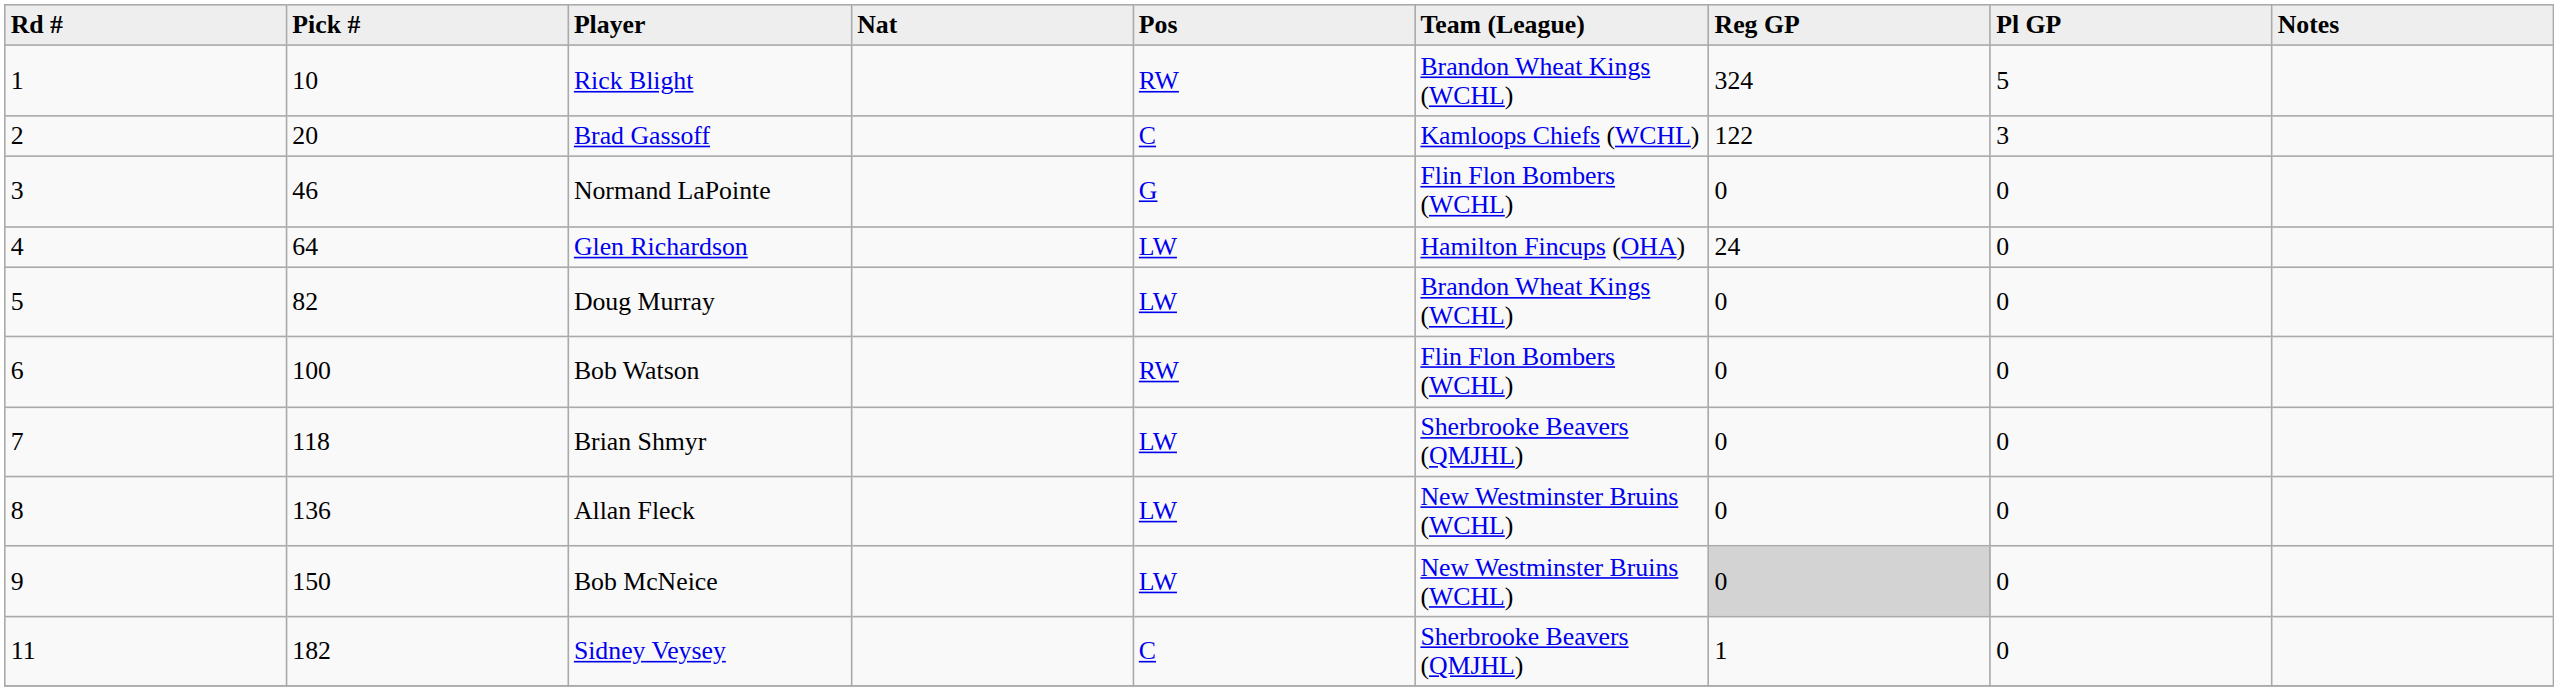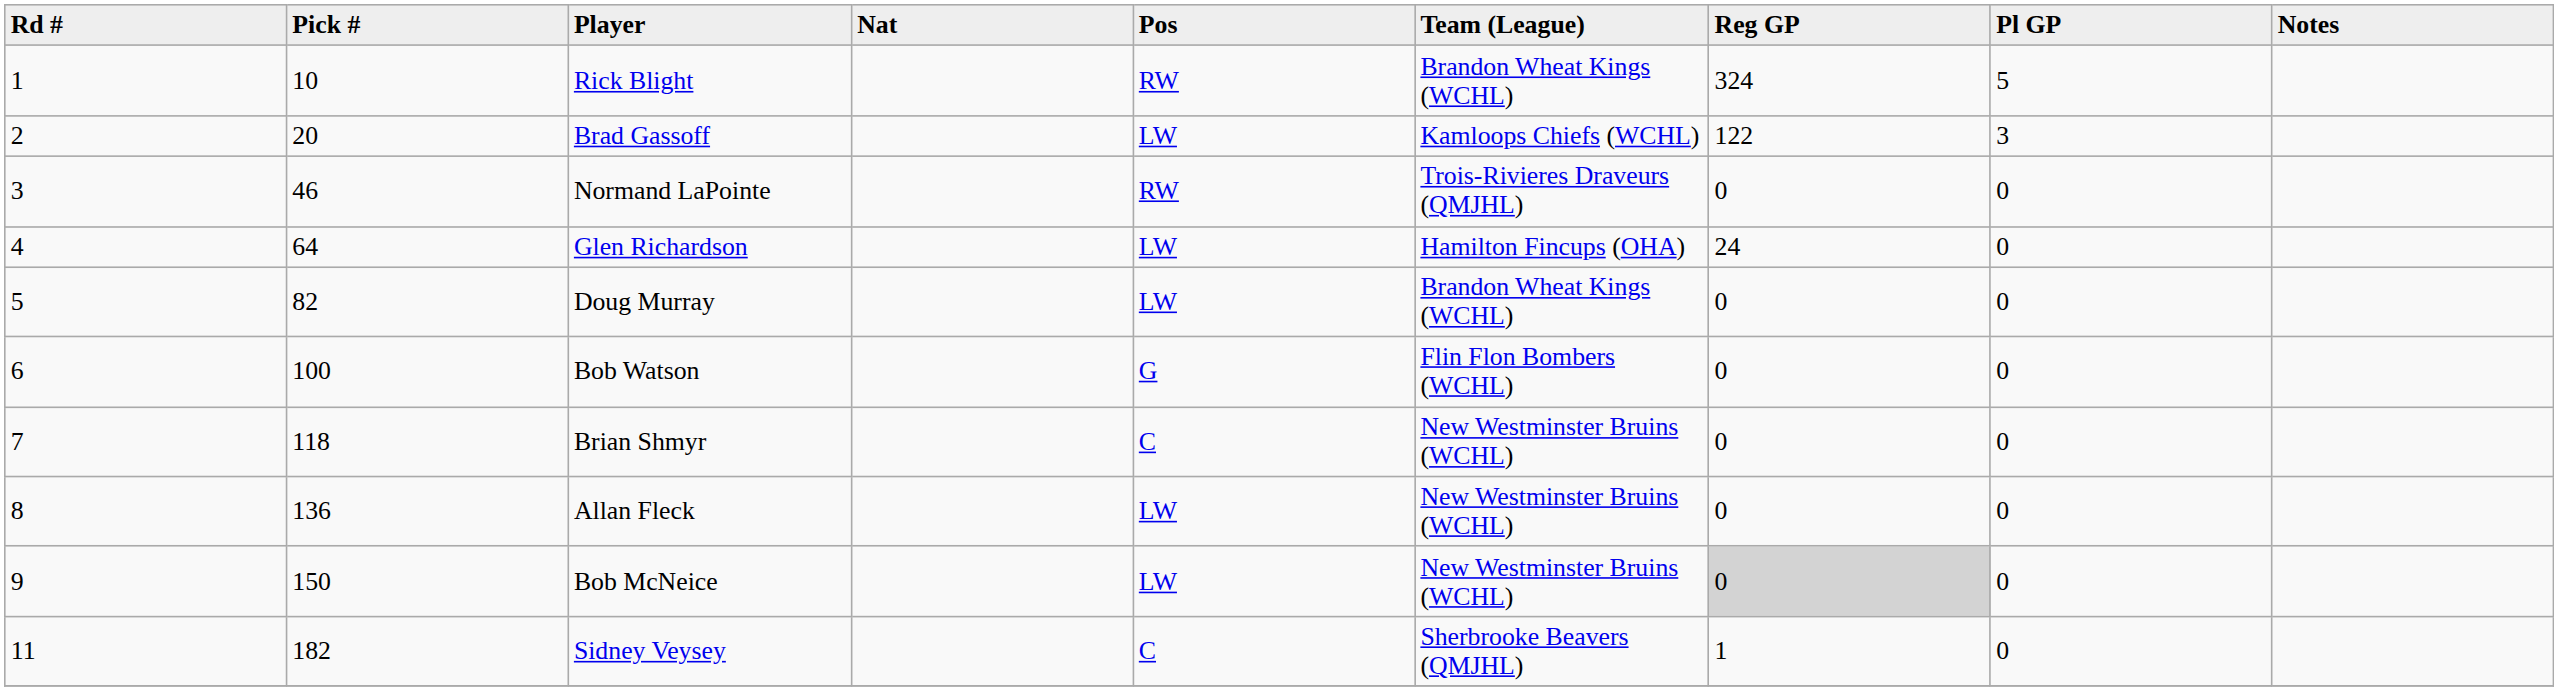(1147, 135) C -> (1158, 135) LW
(1148, 190) G -> (1159, 190) RW
(1518, 190) Flin Flon Bombers (WCHL) -> (1545, 190) Trois-Rivieres Draveurs (QMJHL)
(1159, 371) RW -> (1148, 371) G
(1158, 441) LW -> (1147, 441) C
(1524, 441) Sherbrooke Beavers (QMJHL) -> (1549, 441) New Westminster Bruins (WCHL)
